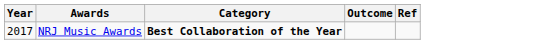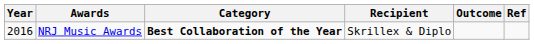+ column: (399, 13)
(20, 31) 2017 -> (20, 31) 2016
